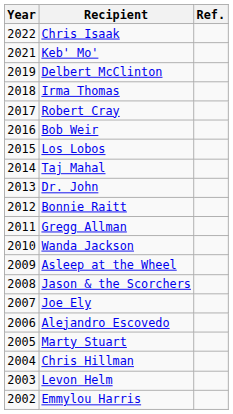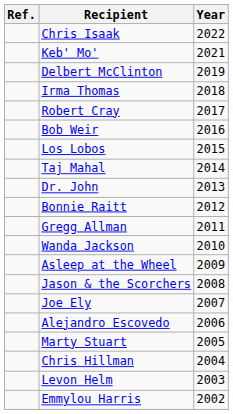columns swapped: (22, 14) <-> (211, 14)
